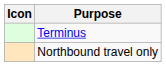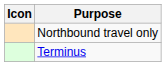rows swapped: (62, 33) <-> (98, 52)
